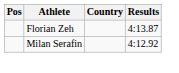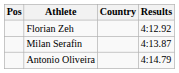(143, 28) 4:13.87 -> (156, 28) 4:12.92
(143, 44) 4:12.92 -> (156, 44) 4:13.87
+ row: (61, 60)
